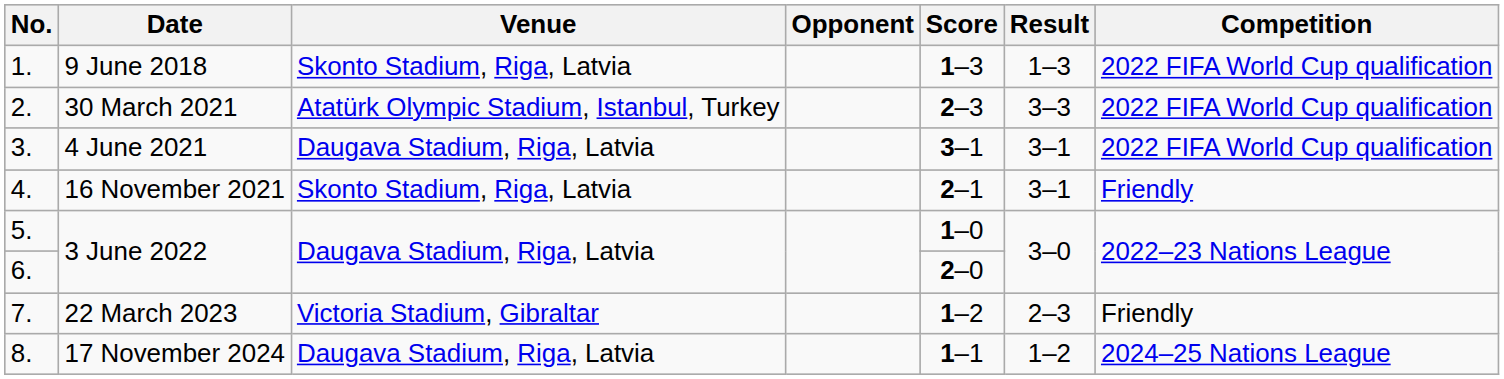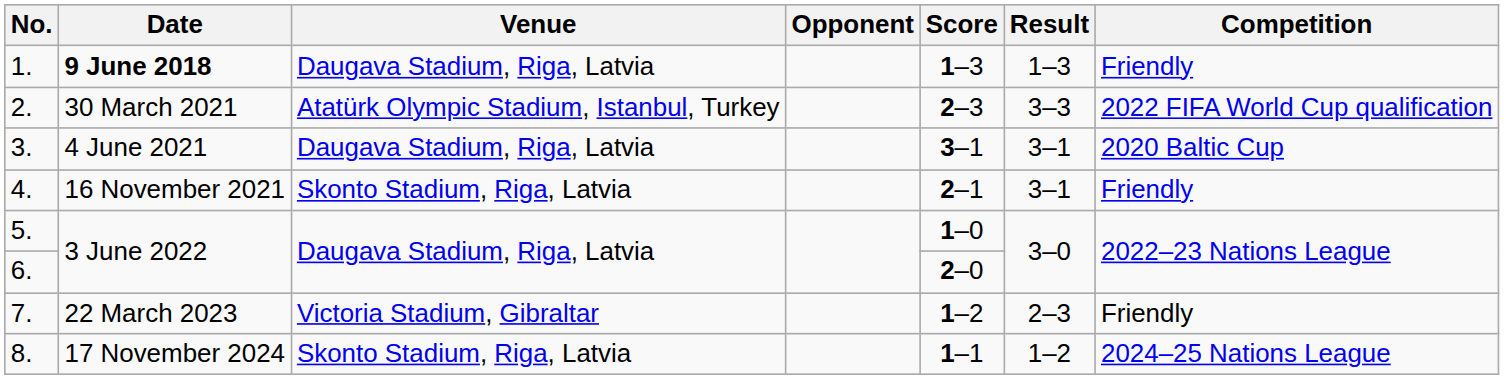(136, 66) normal -> (138, 66) bold
(464, 66) Skonto Stadium, Riga, Latvia -> (476, 66) Daugava Stadium, Riga, Latvia
(1297, 66) 2022 FIFA World Cup qualification -> (1147, 66) Friendly
(1297, 148) 2022 FIFA World Cup qualification -> (1192, 148) 2020 Baltic Cup
(476, 353) Daugava Stadium, Riga, Latvia -> (464, 353) Skonto Stadium, Riga, Latvia
